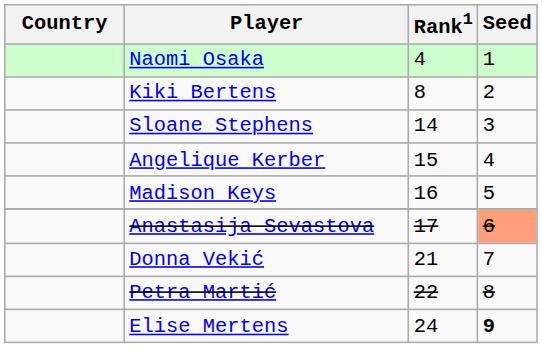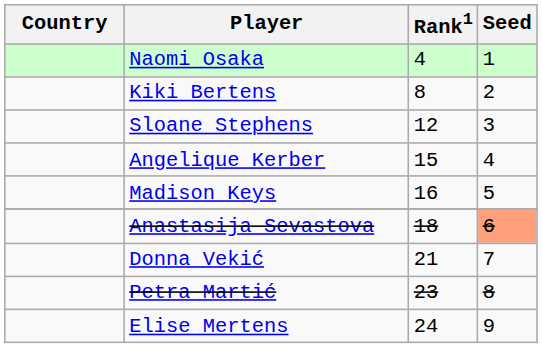(426, 126) 14 -> (426, 126) 12
(426, 226) 17 -> (426, 226) 18
(426, 293) 22 -> (426, 293) 23
(489, 326) bold -> (489, 326) normal
